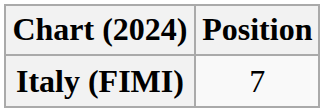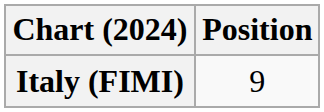(257, 80) 7 -> (257, 80) 9
